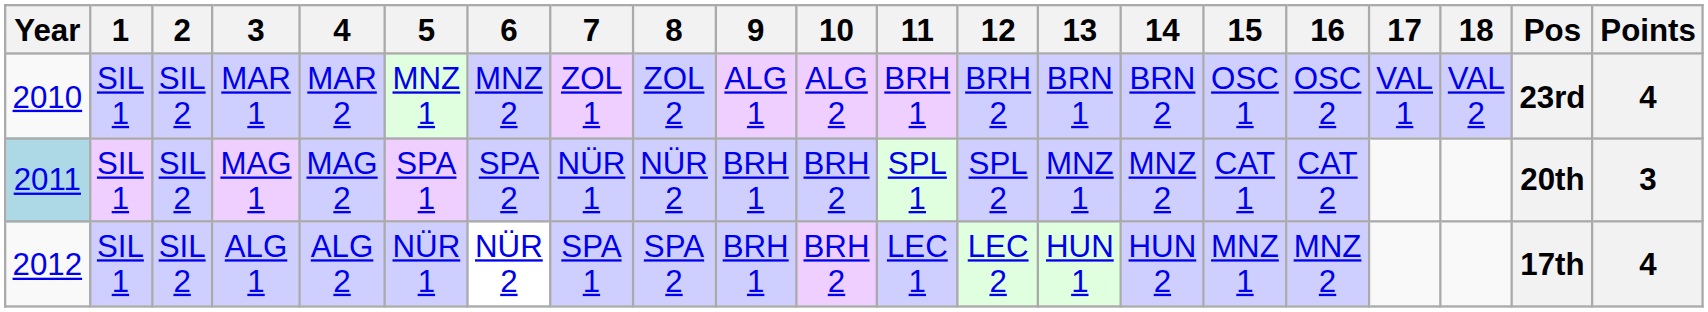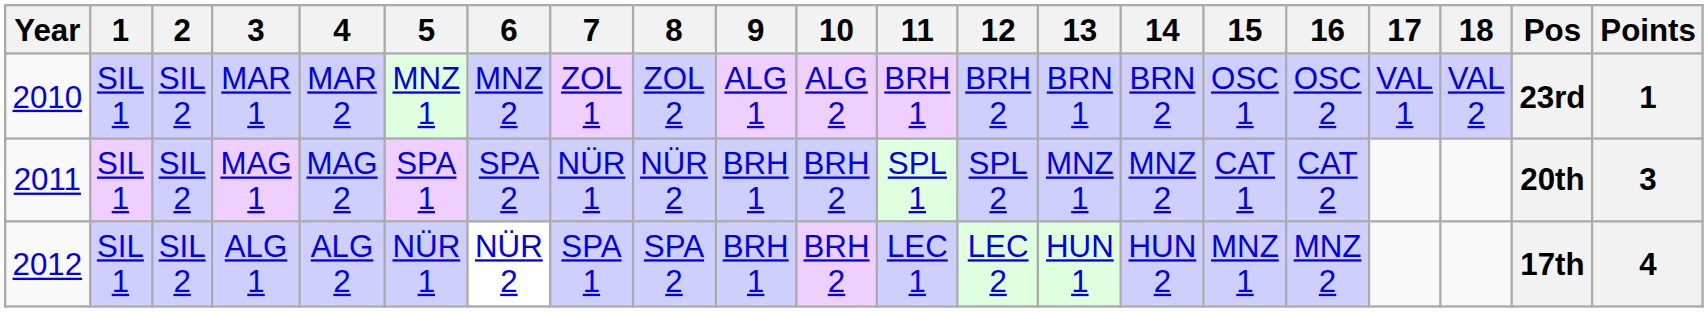(1648, 96) 4 -> (1648, 96) 1
(47, 180) lightblue background -> (47, 180) no background
